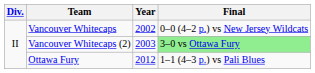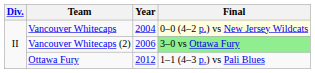(145, 28) 2002 -> (145, 28) 2004
(234, 28) no background -> (234, 28) lightyellow background
(145, 44) 2003 -> (145, 44) 2006
